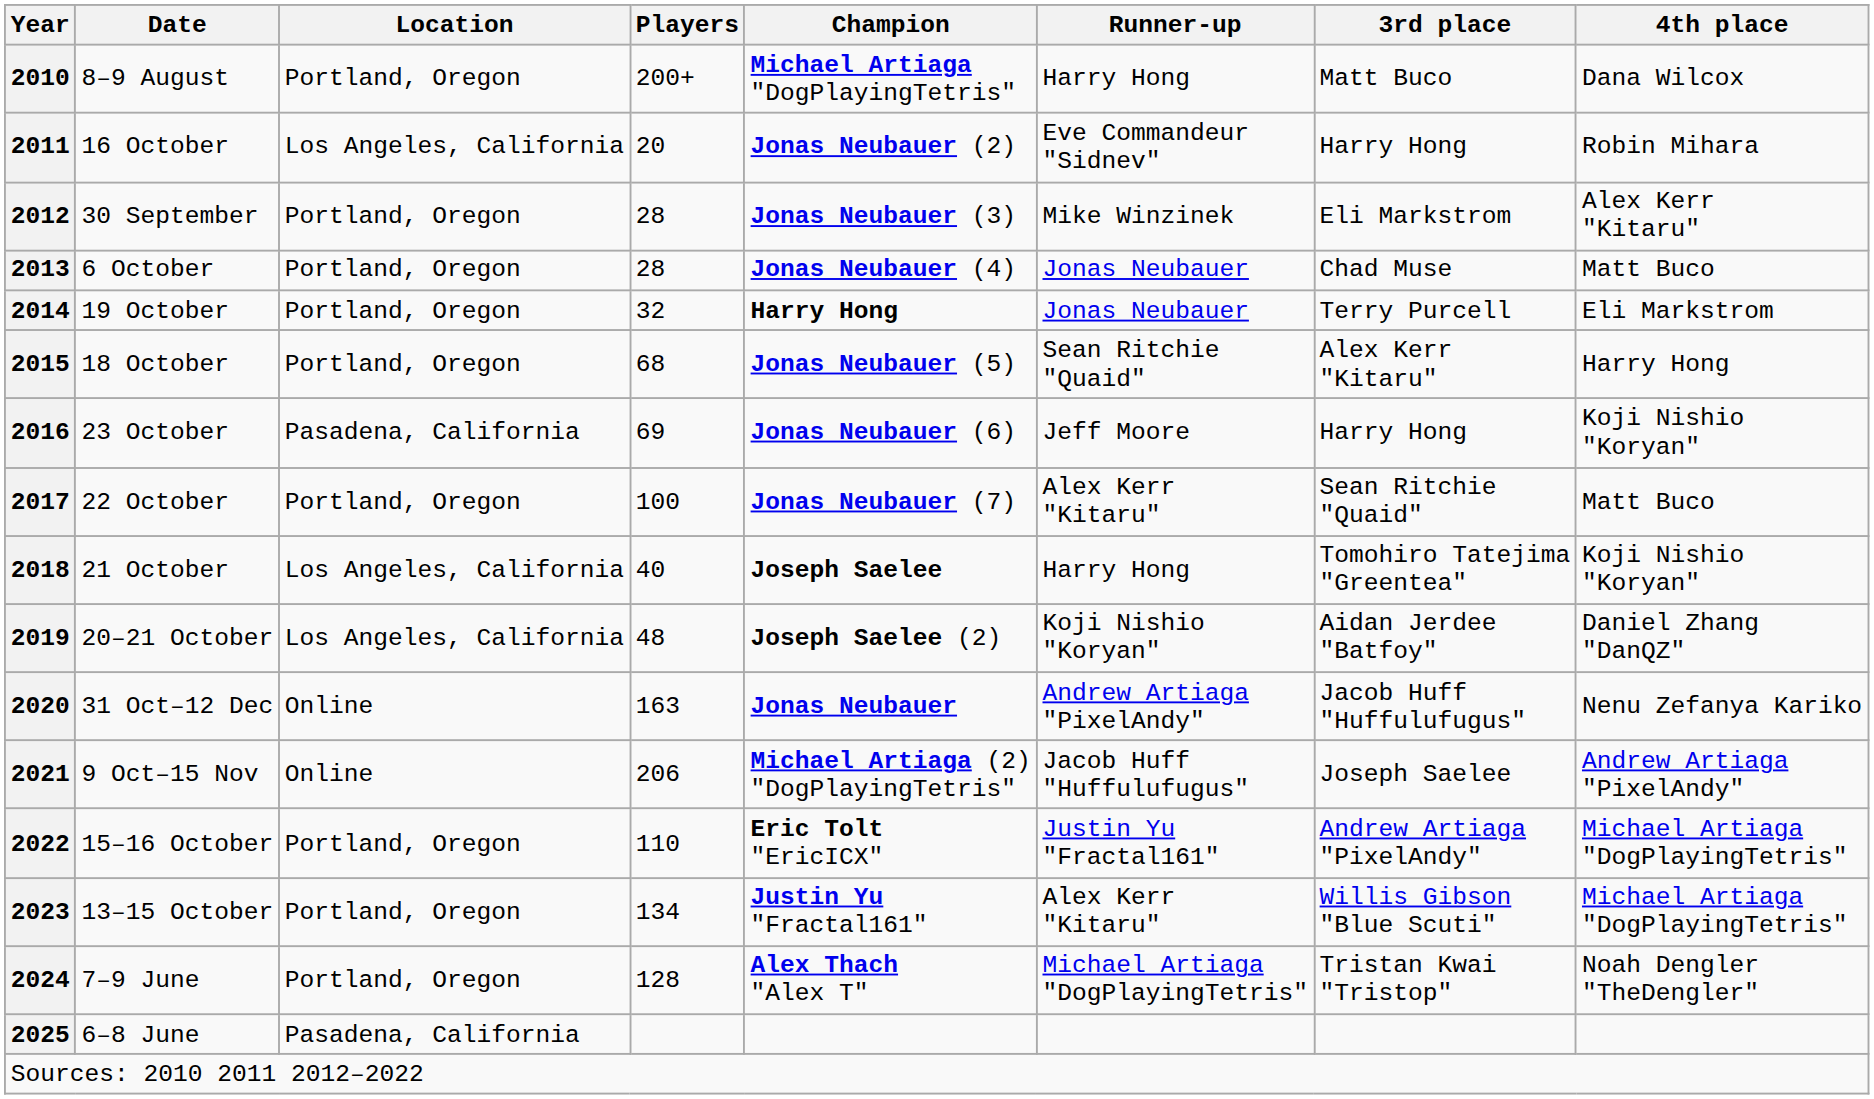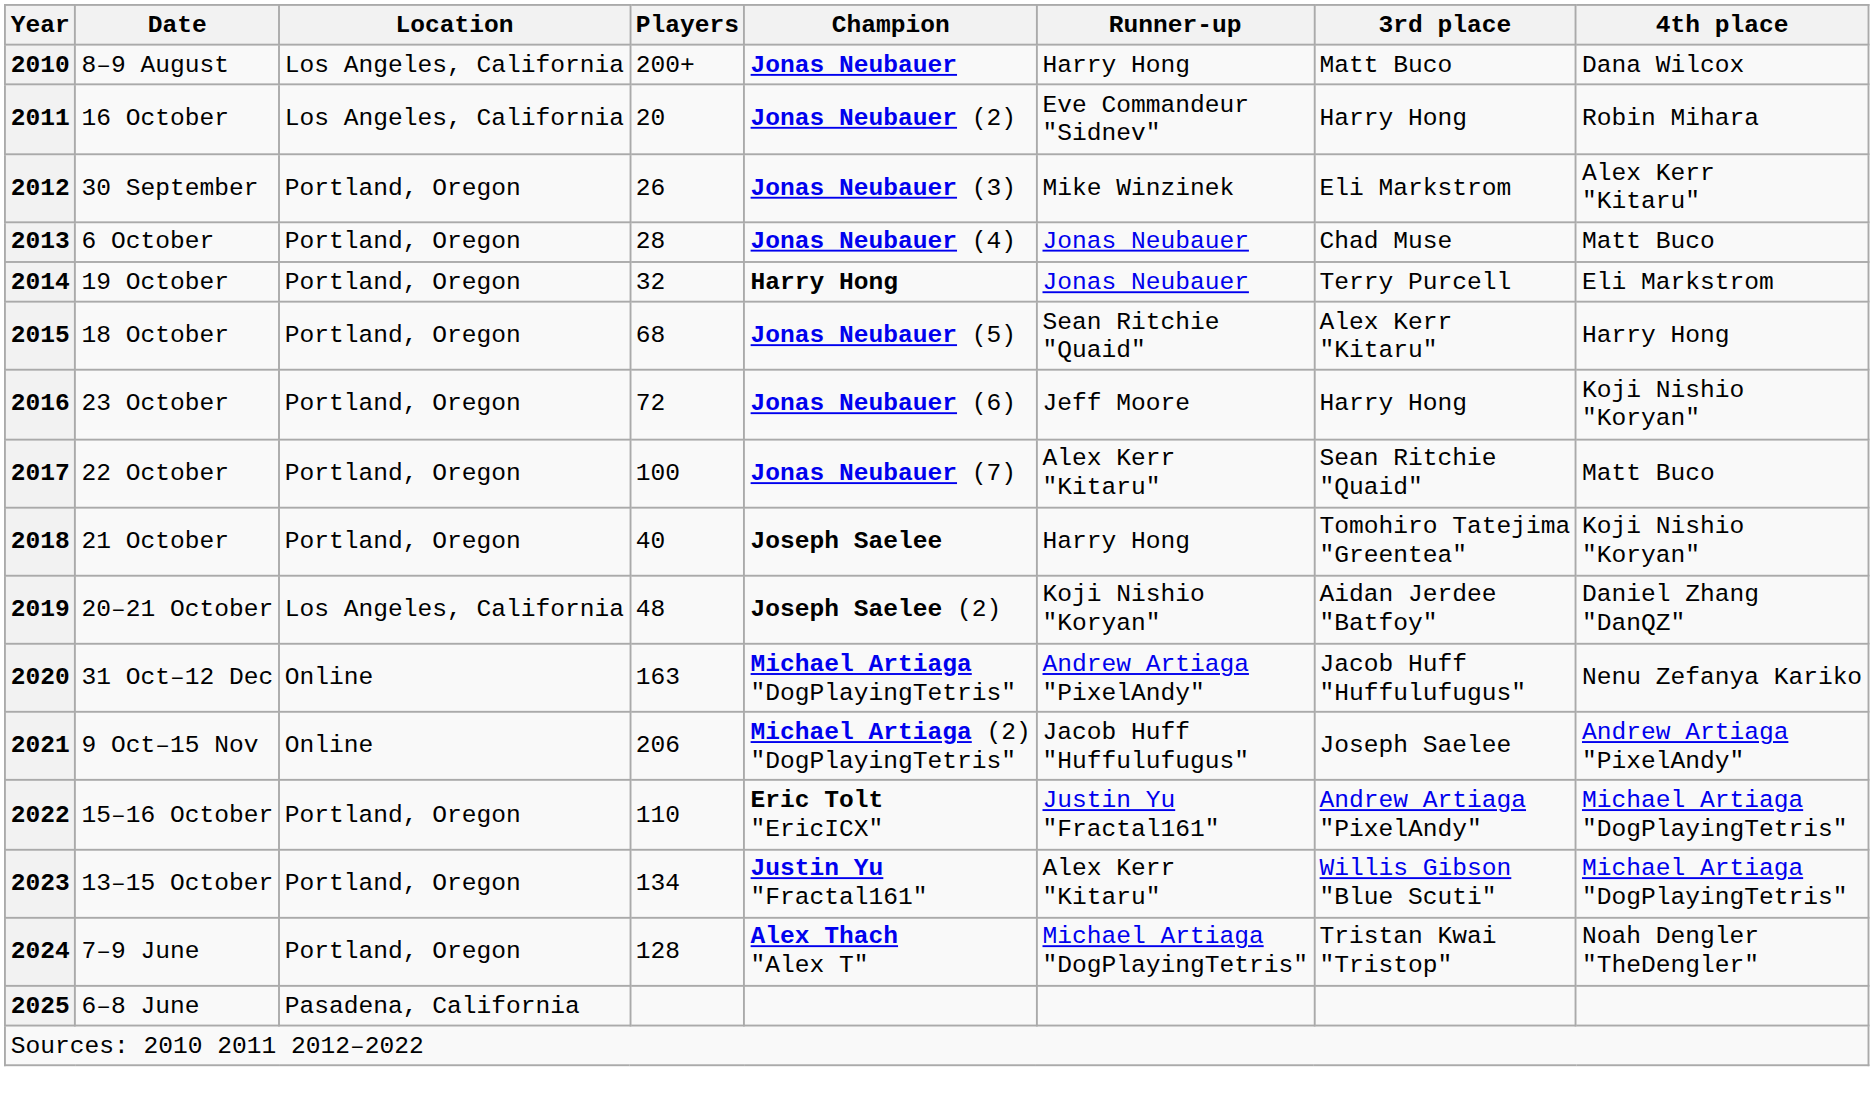(403, 79) Portland, Oregon -> (454, 65) Los Angeles, California
(883, 79) Michael Artiaga "DogPlayingTetris" -> (854, 65) Jonas Neubauer
(650, 216) 28 -> (650, 188) 26
(432, 433) Pasadena, California -> (403, 405) Portland, Oregon
(650, 433) 69 -> (650, 405) 72
(454, 570) Los Angeles, California -> (403, 541) Portland, Oregon
(854, 706) Jonas Neubauer -> (883, 678) Michael Artiaga "DogPlayingTetris"
